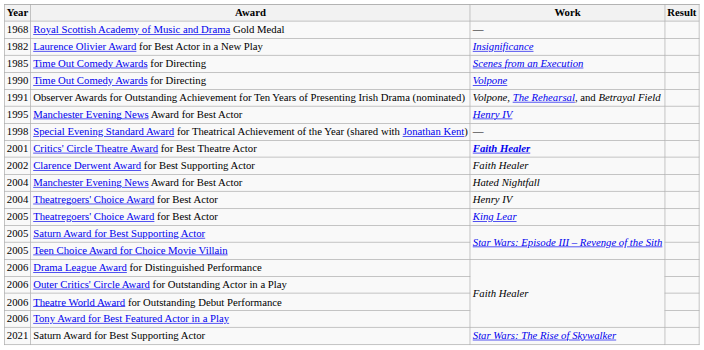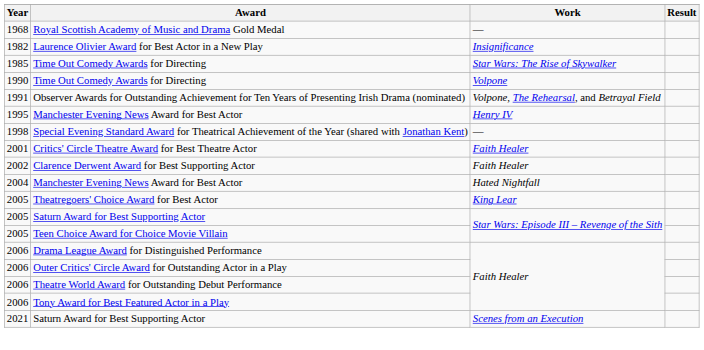(528, 64) Scenes from an Execution -> (544, 64) Star Wars: The Rise of Skywalker
(502, 149) bold -> (501, 149) normal
- row: (18, 200)
(544, 336) Star Wars: The Rise of Skywalker -> (528, 319) Scenes from an Execution
